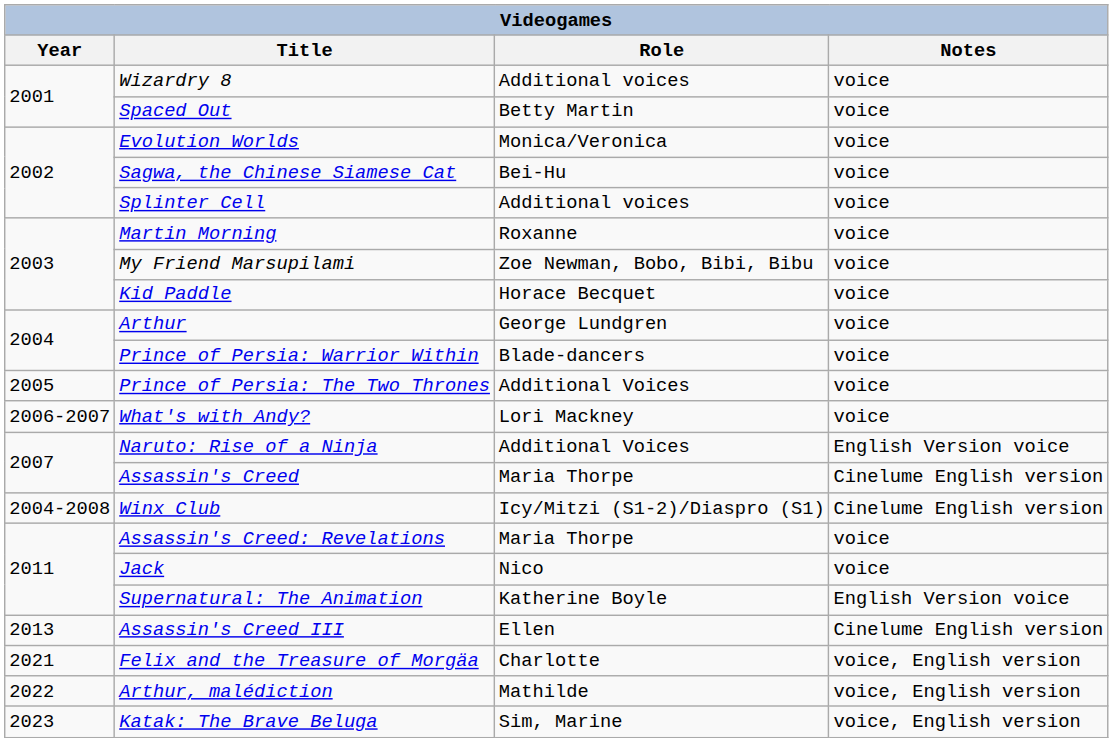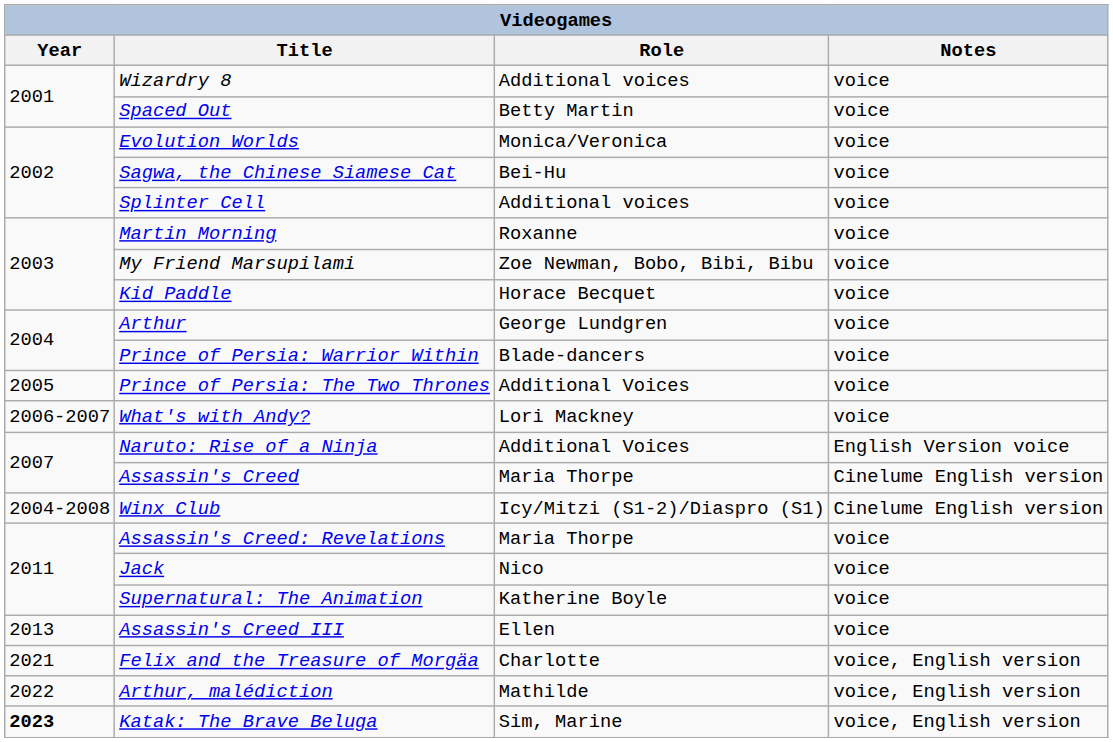(952, 600) English Version voice -> (862, 600) voice
(968, 630) Cinelume English version -> (862, 630) voice
(32, 722) normal -> (32, 722) bold
